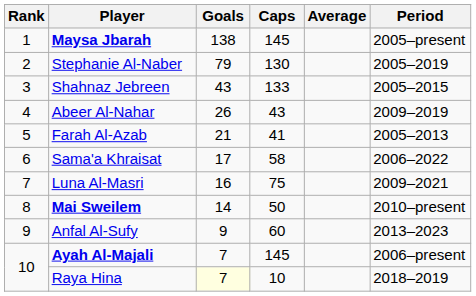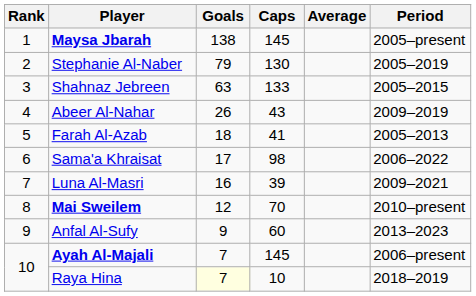(223, 87) 43 -> (223, 87) 63
(223, 135) 21 -> (223, 135) 18
(277, 159) 58 -> (277, 159) 98
(277, 183) 75 -> (277, 183) 39
(223, 207) 14 -> (223, 207) 12
(277, 207) 50 -> (277, 207) 70
